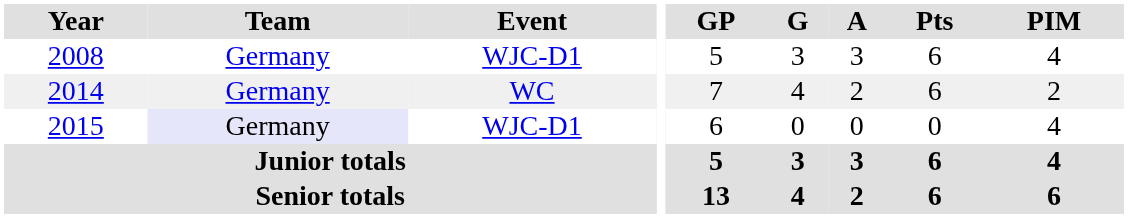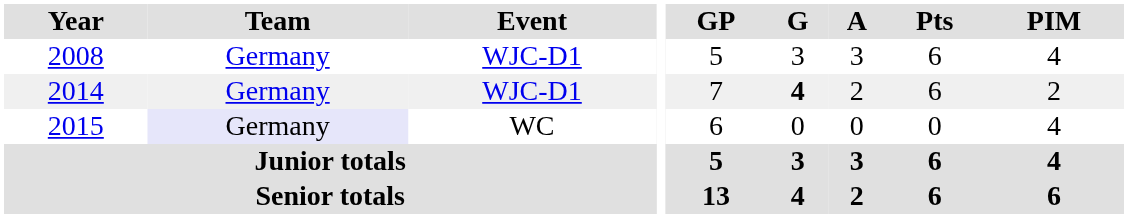(532, 91) WC -> (532, 91) WJC-D1
(798, 91) normal -> (798, 91) bold
(532, 126) WJC-D1 -> (532, 126) WC
